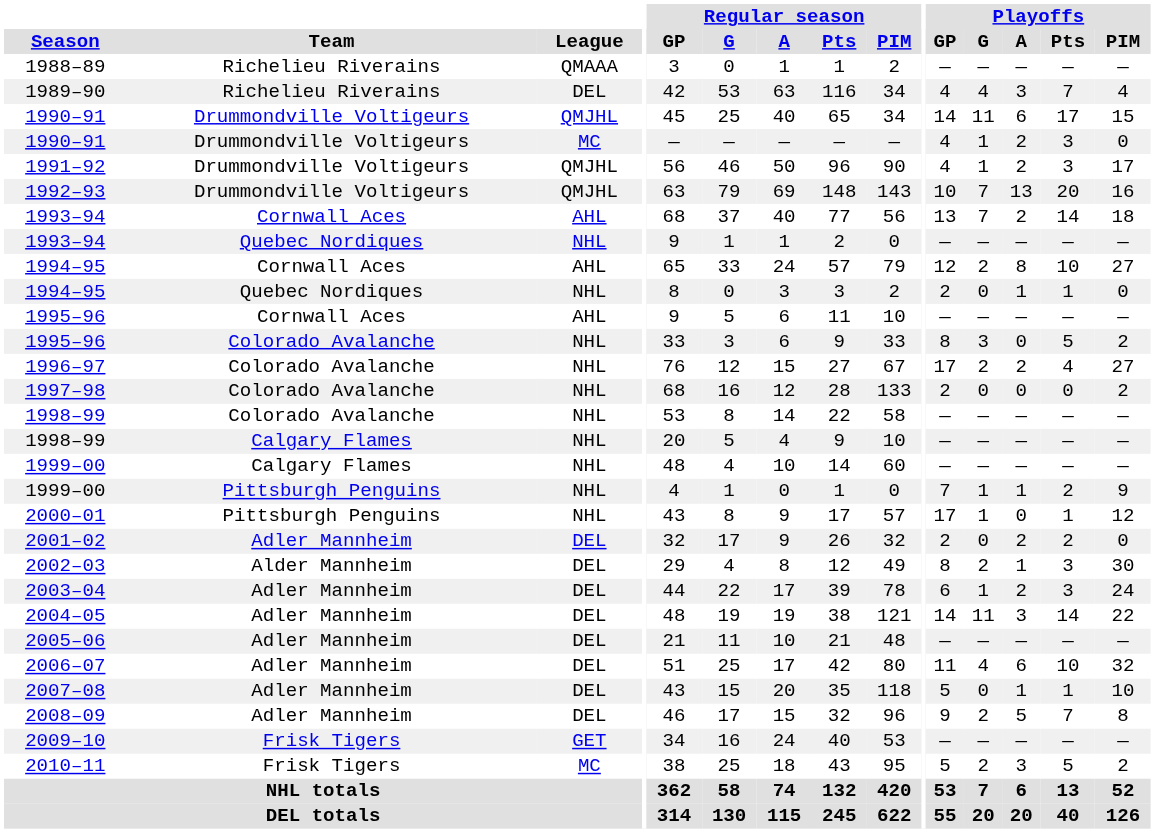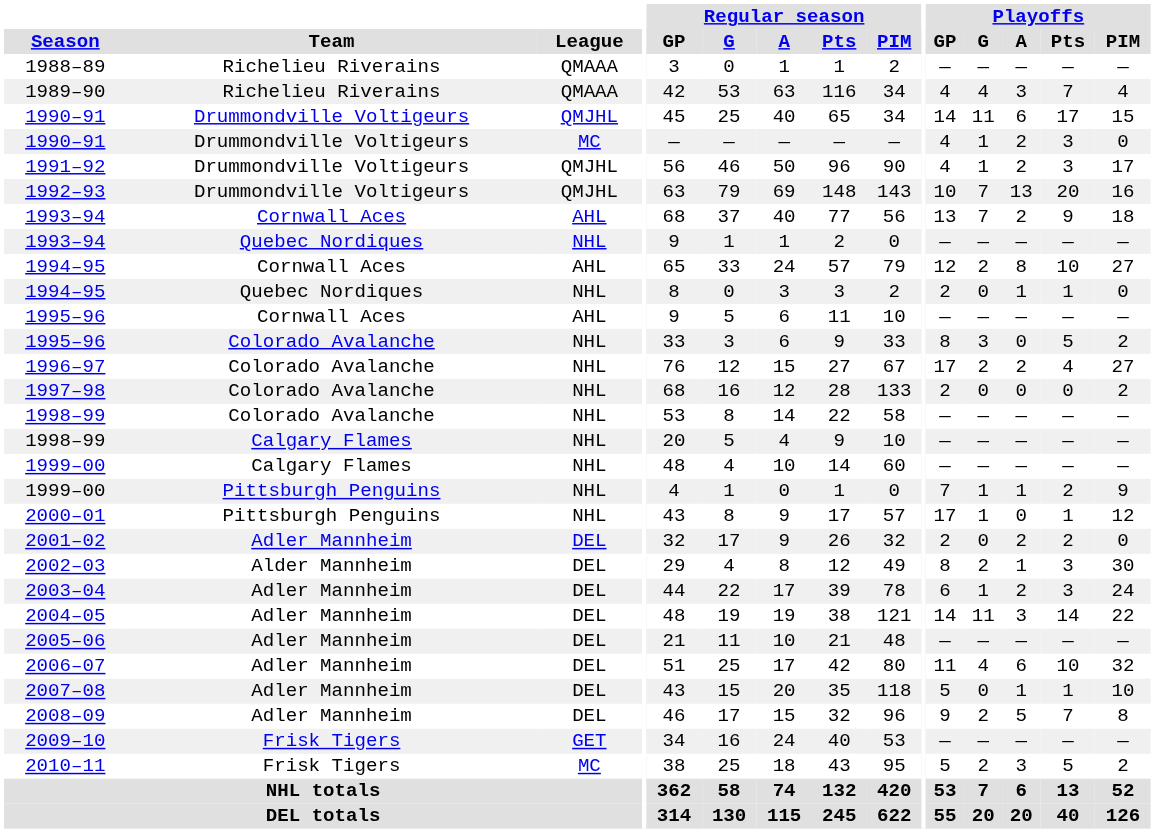(589, 91) DEL -> (589, 91) QMAAA
(1068, 216) 14 -> (1068, 216) 9
